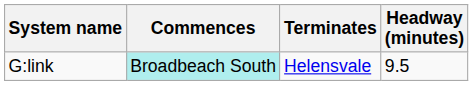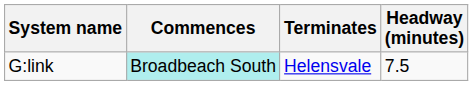(397, 66) 9.5 -> (397, 66) 7.5
